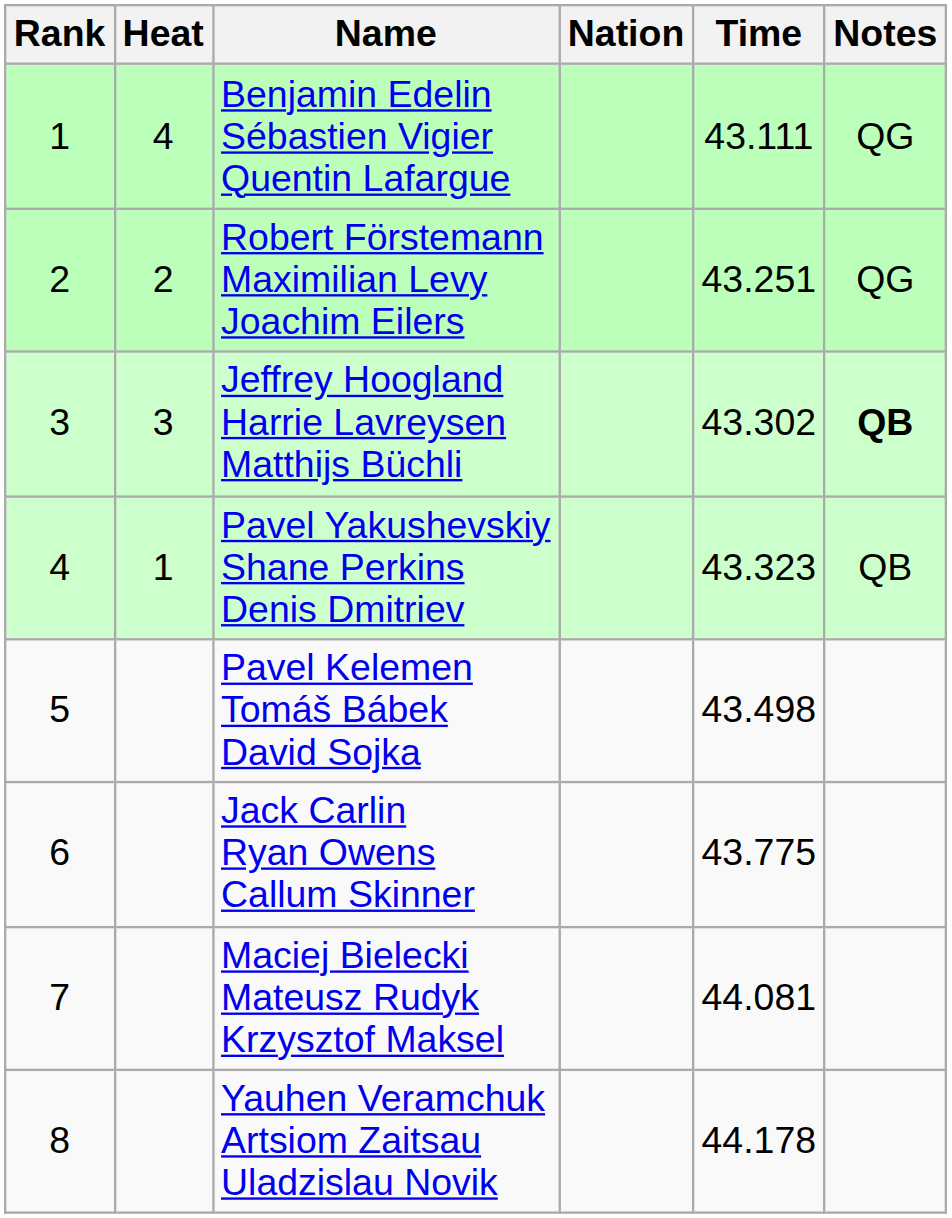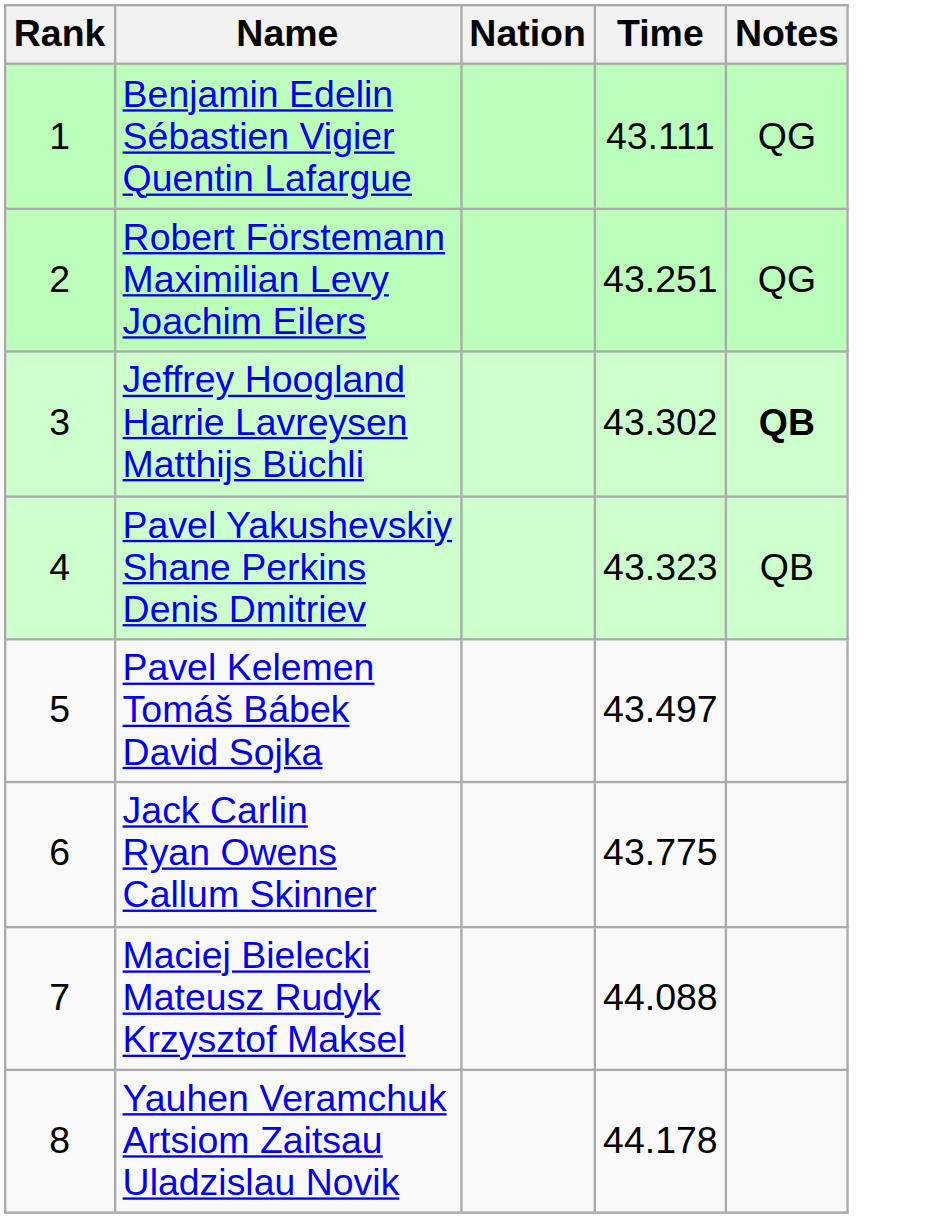- column: (163, 34)
(759, 710) 43.498 -> (660, 710) 43.497
(759, 997) 44.081 -> (660, 997) 44.088
